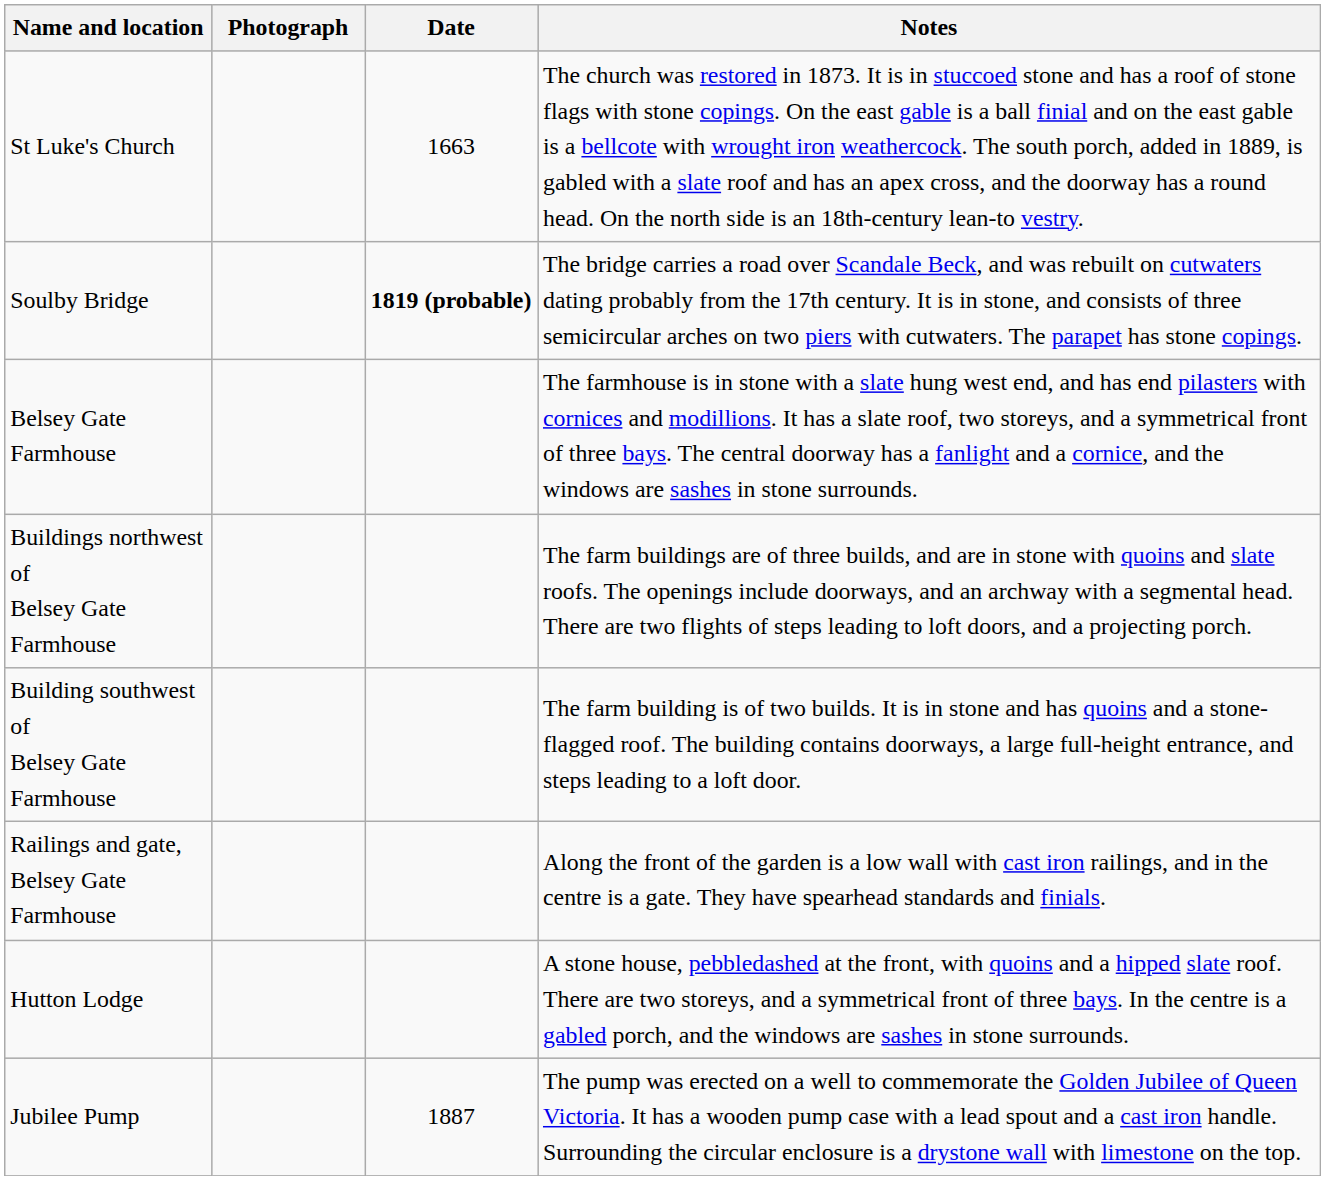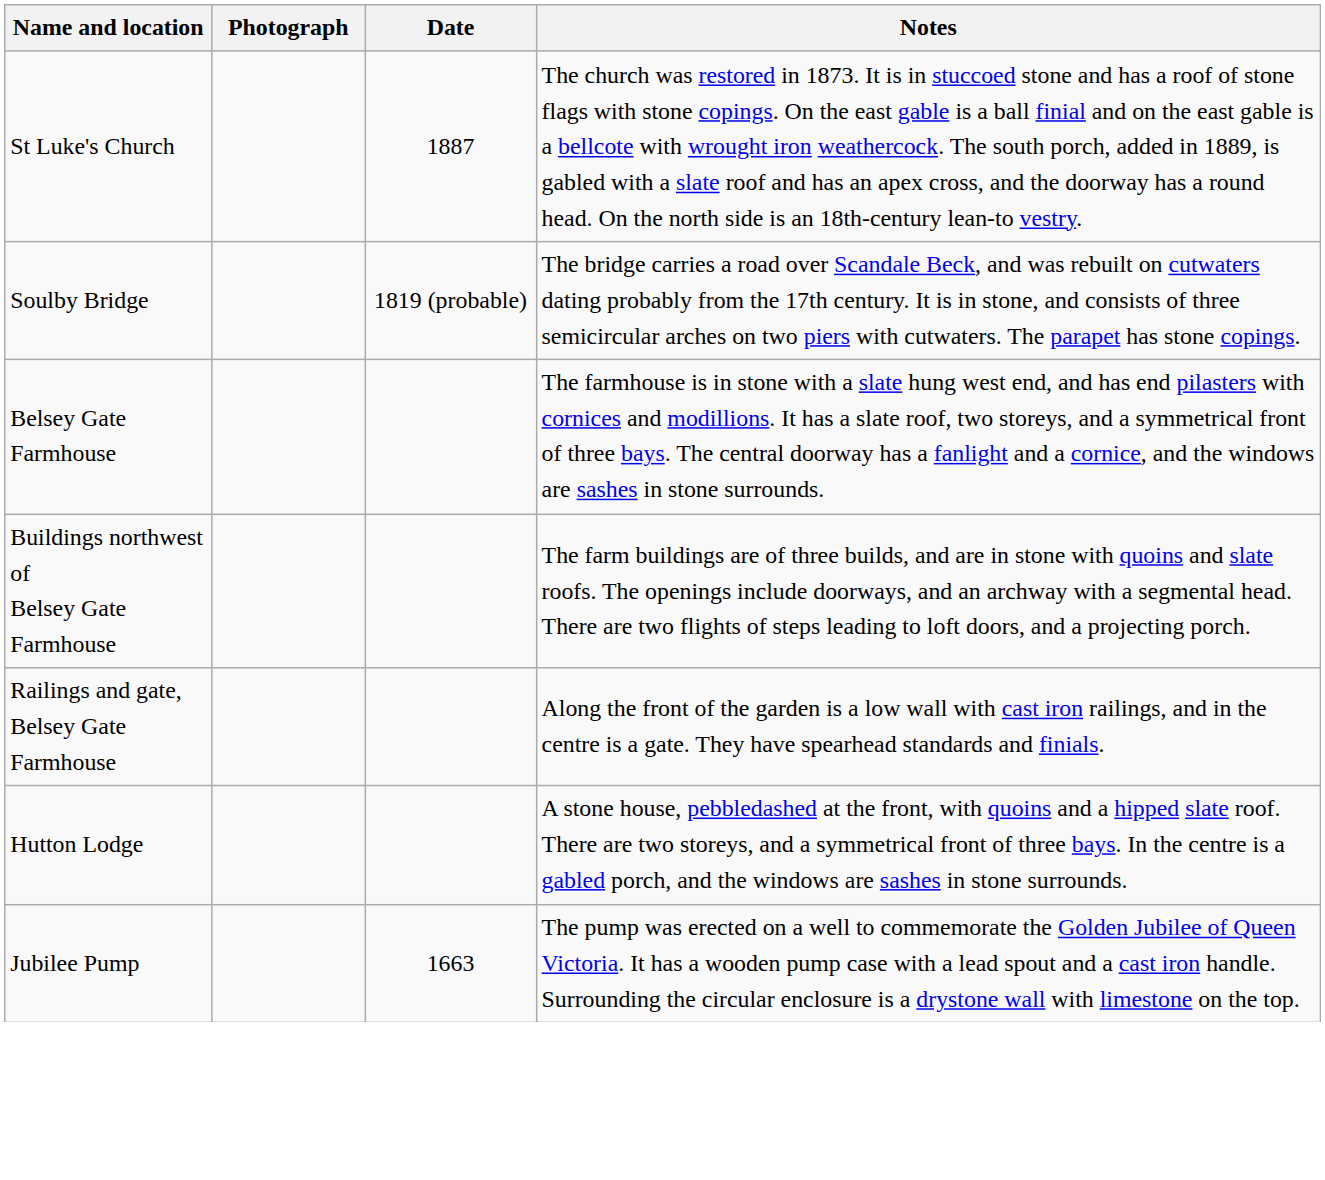(451, 146) 1663 -> (451, 146) 1887
(451, 300) bold -> (450, 300) normal
- row: (103, 744)
(451, 1117) 1887 -> (451, 963) 1663
